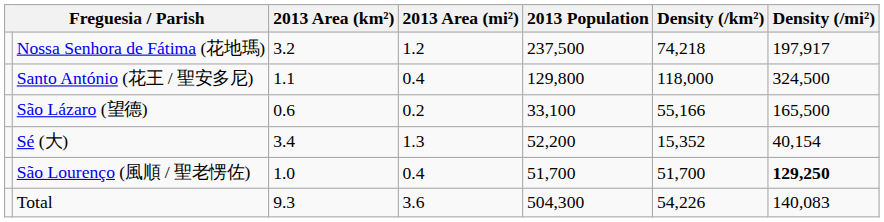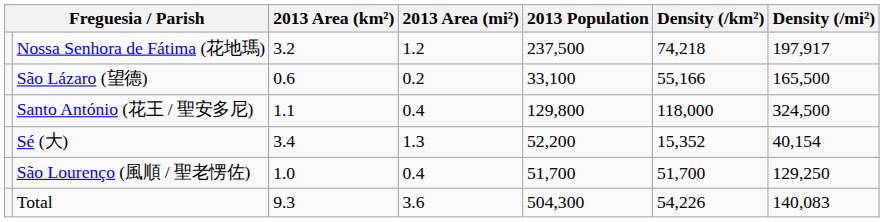rows swapped: (135, 78) <-> (82, 109)
(801, 172) bold -> (801, 172) normal
